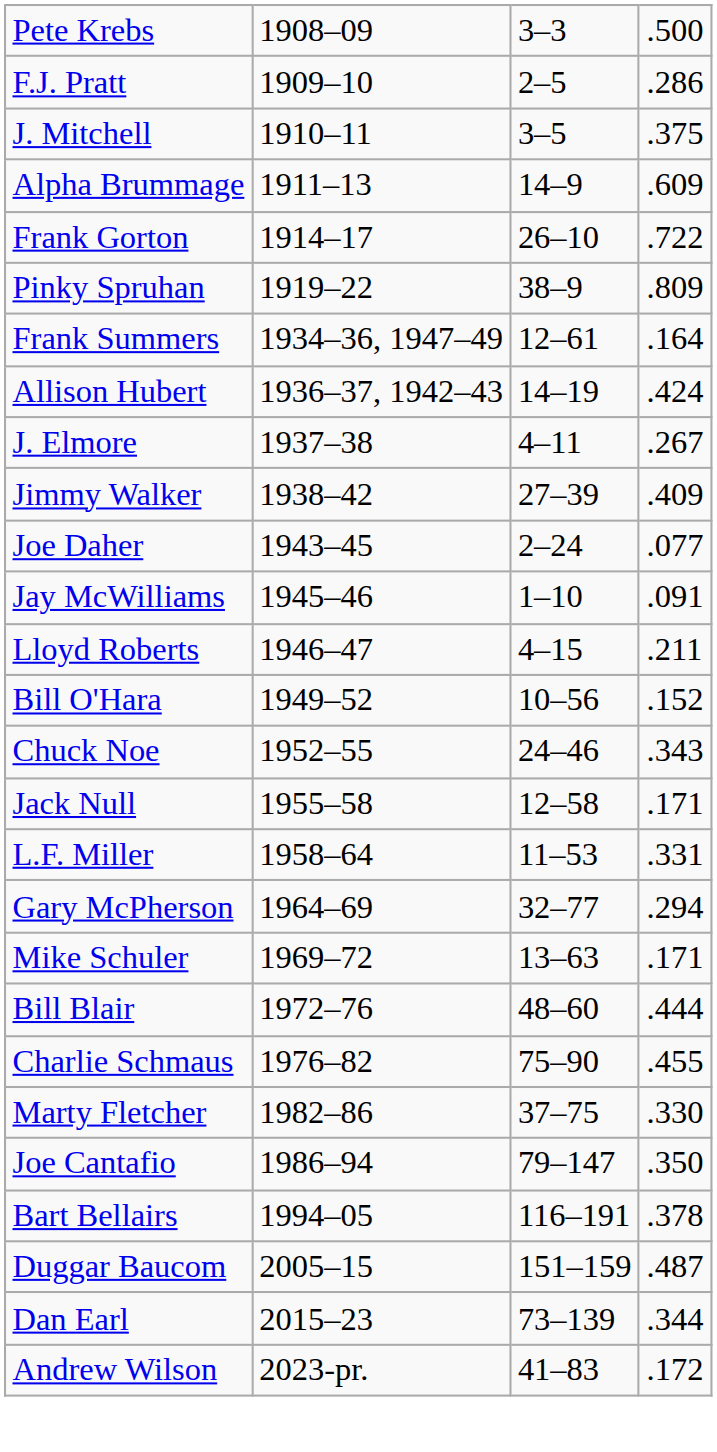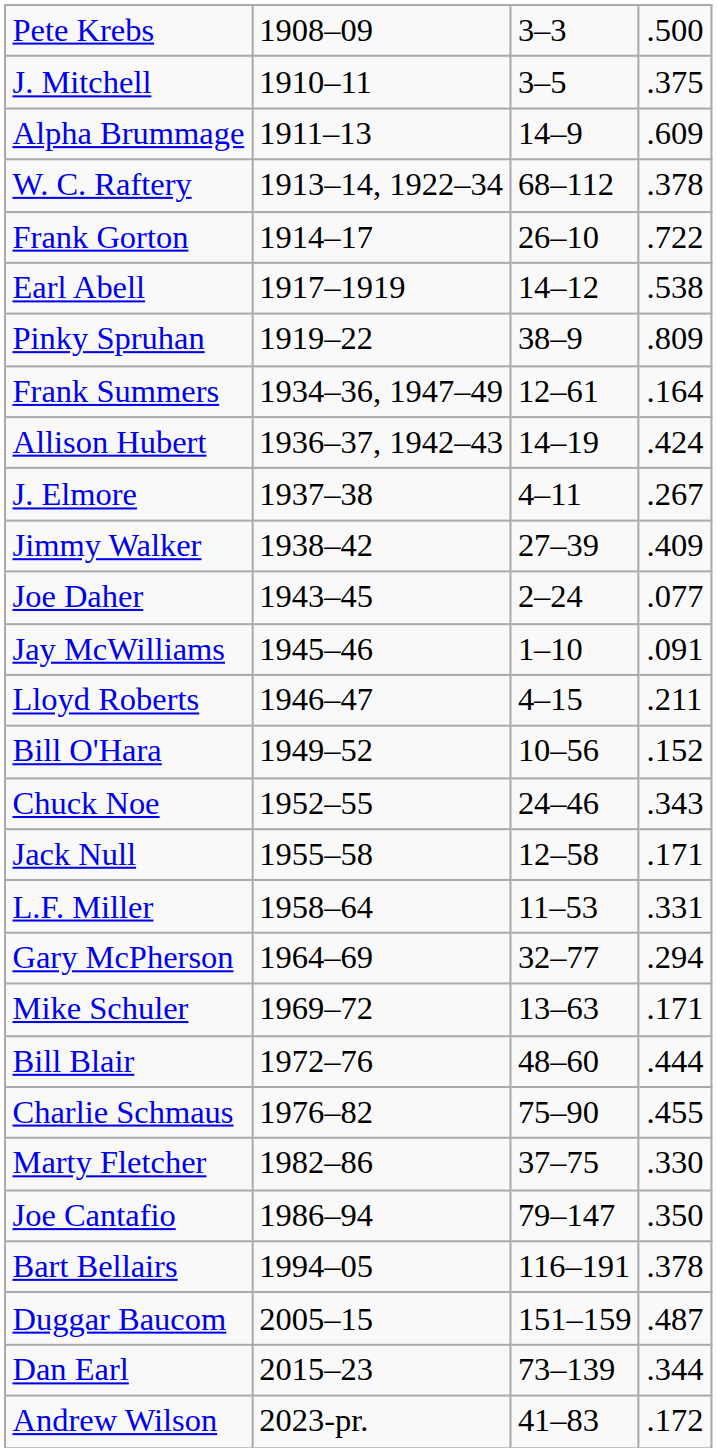- row: (69, 81)
+ row: (102, 184)
+ row: (79, 287)
